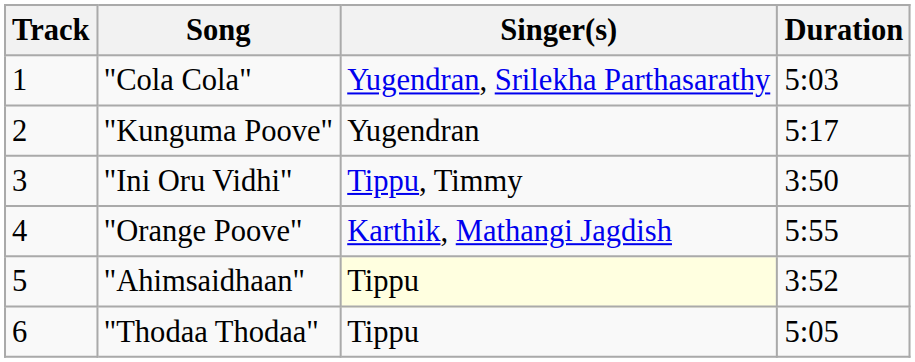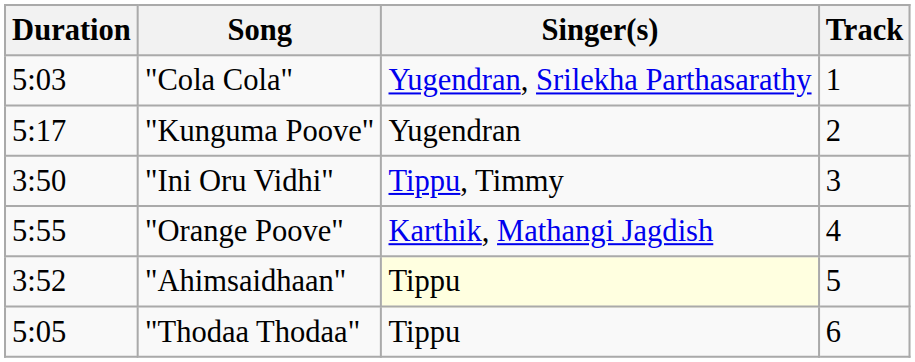columns swapped: (51, 29) <-> (844, 29)
